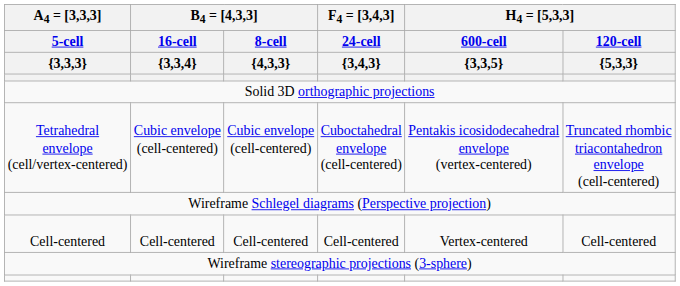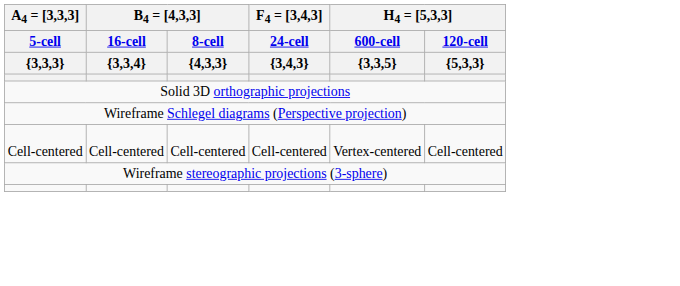- row: (68, 148)
